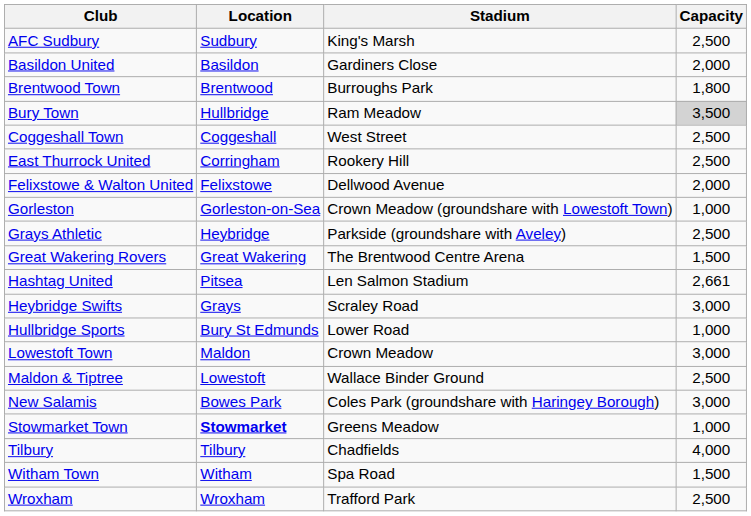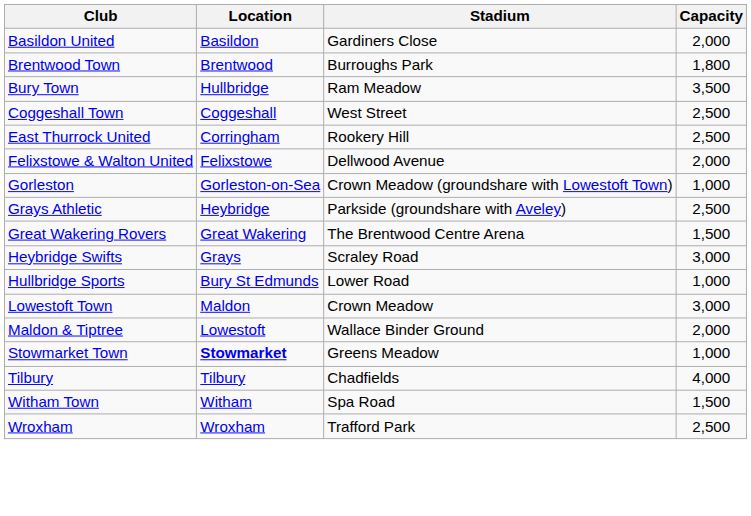- row: (54, 40)
(711, 112) lightgrey background -> (711, 88) no background
- row: (60, 281)
(711, 378) 2,500 -> (711, 329) 2,000
- row: (52, 402)
